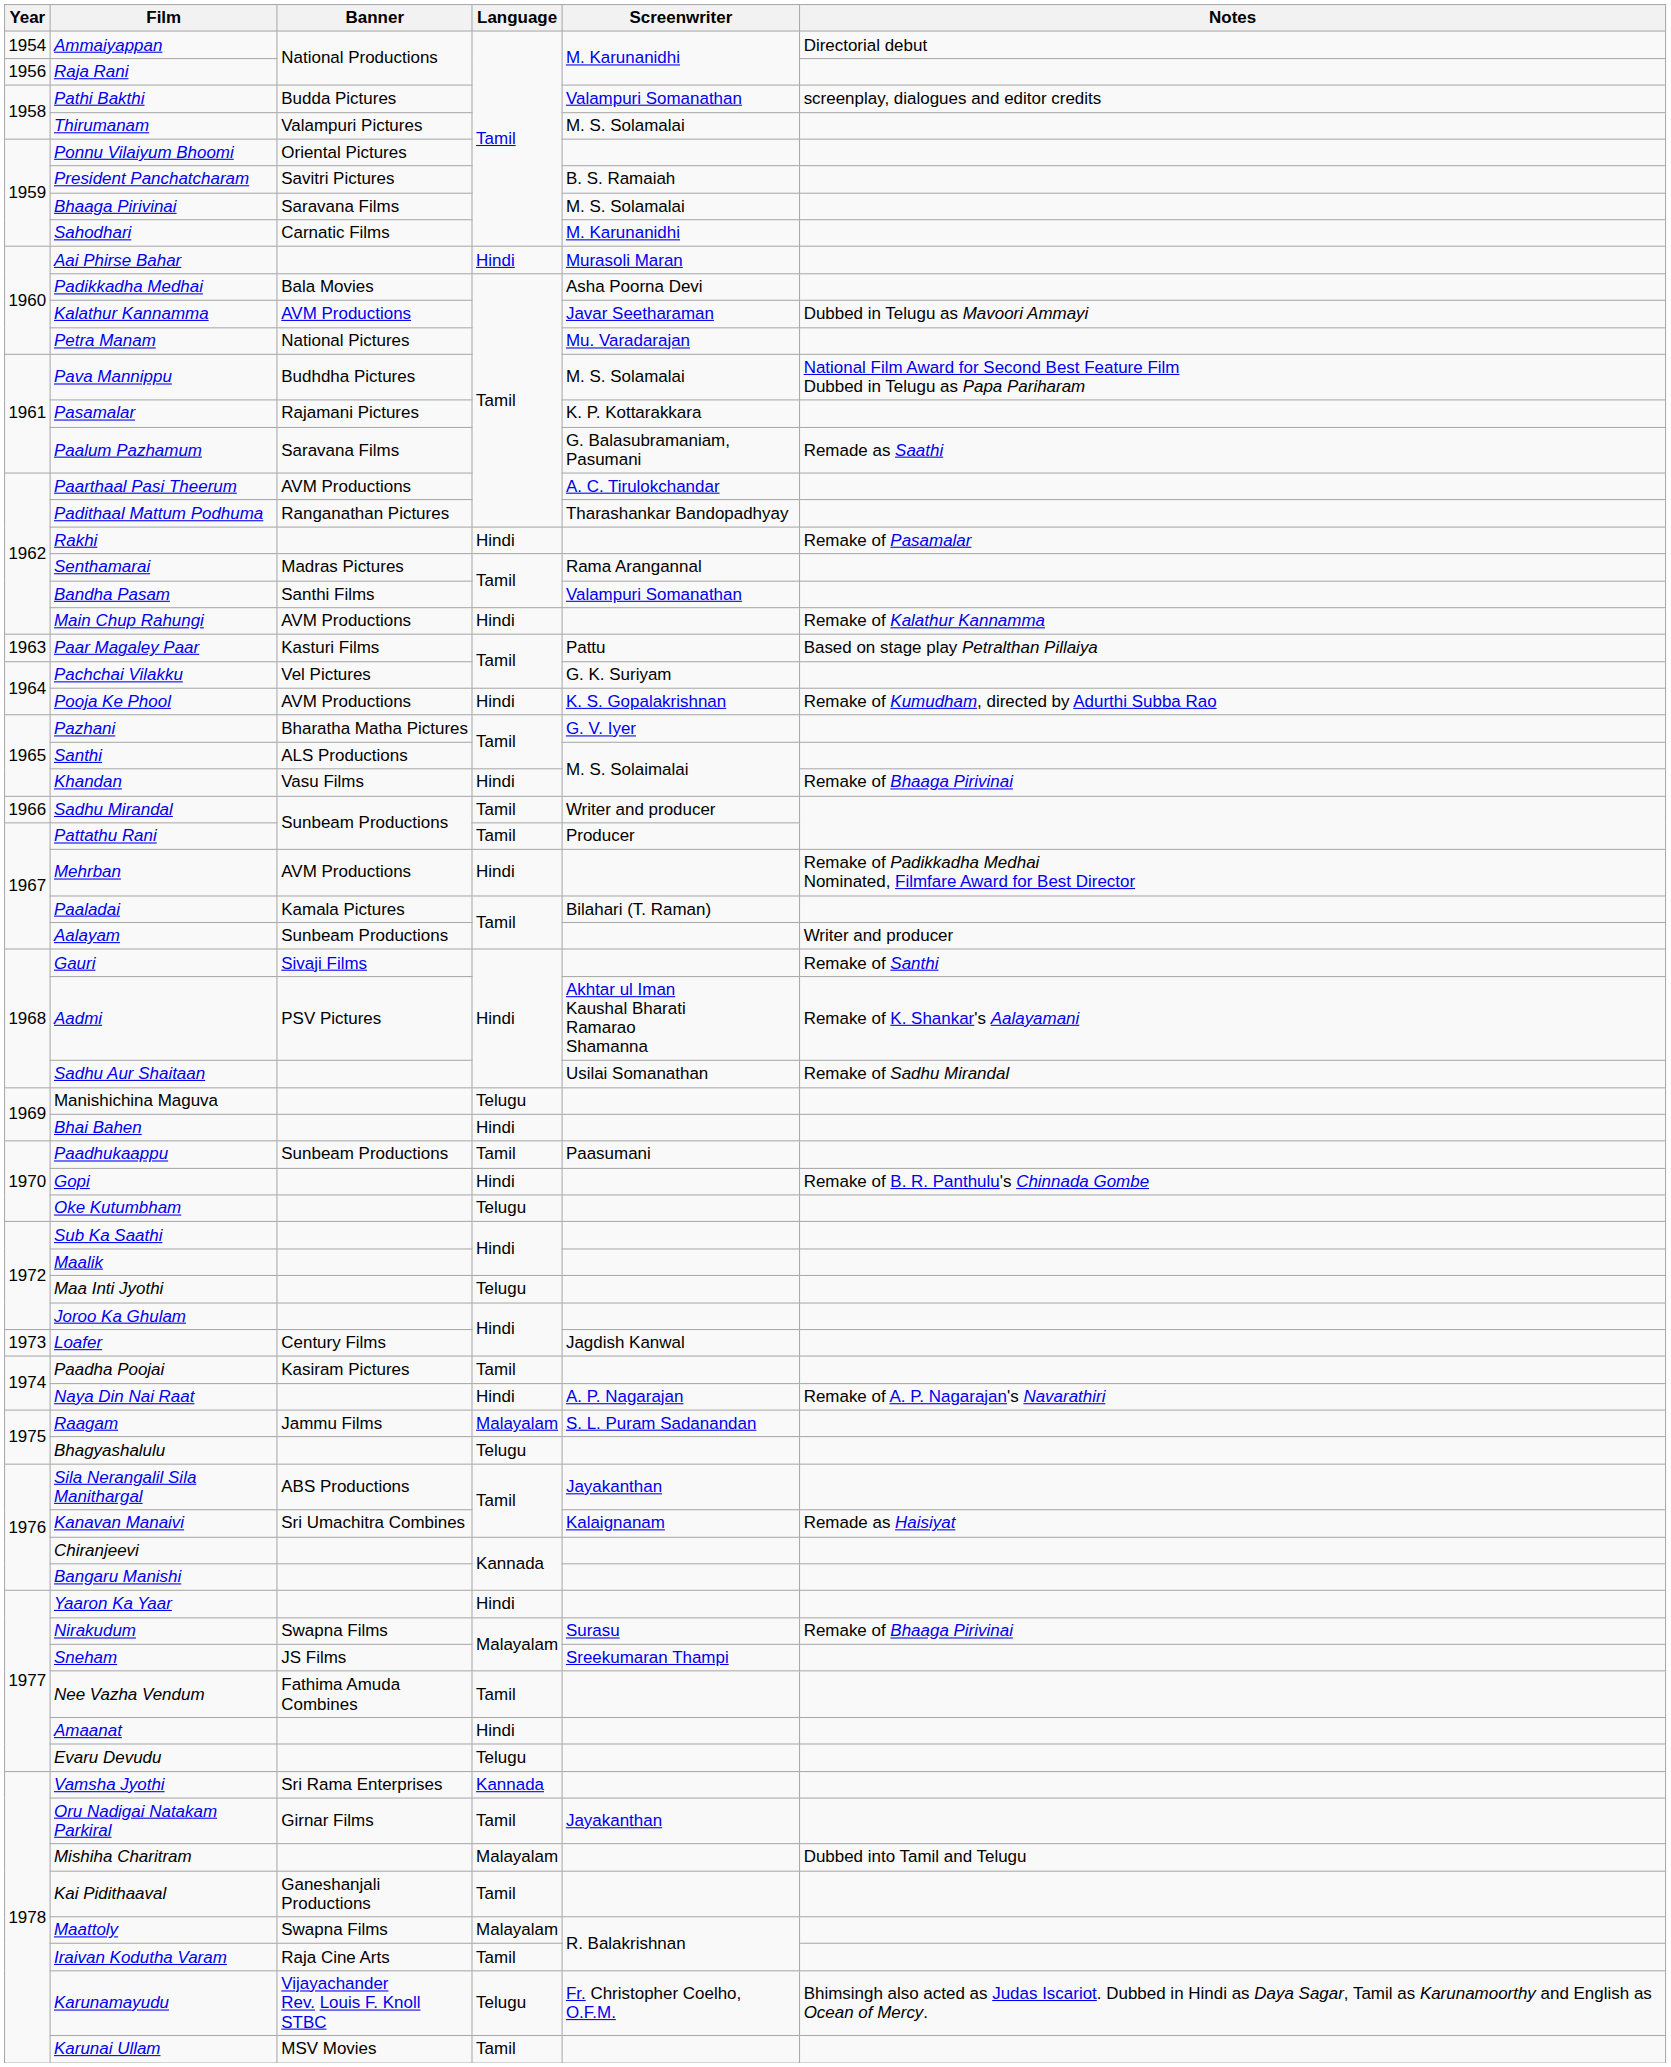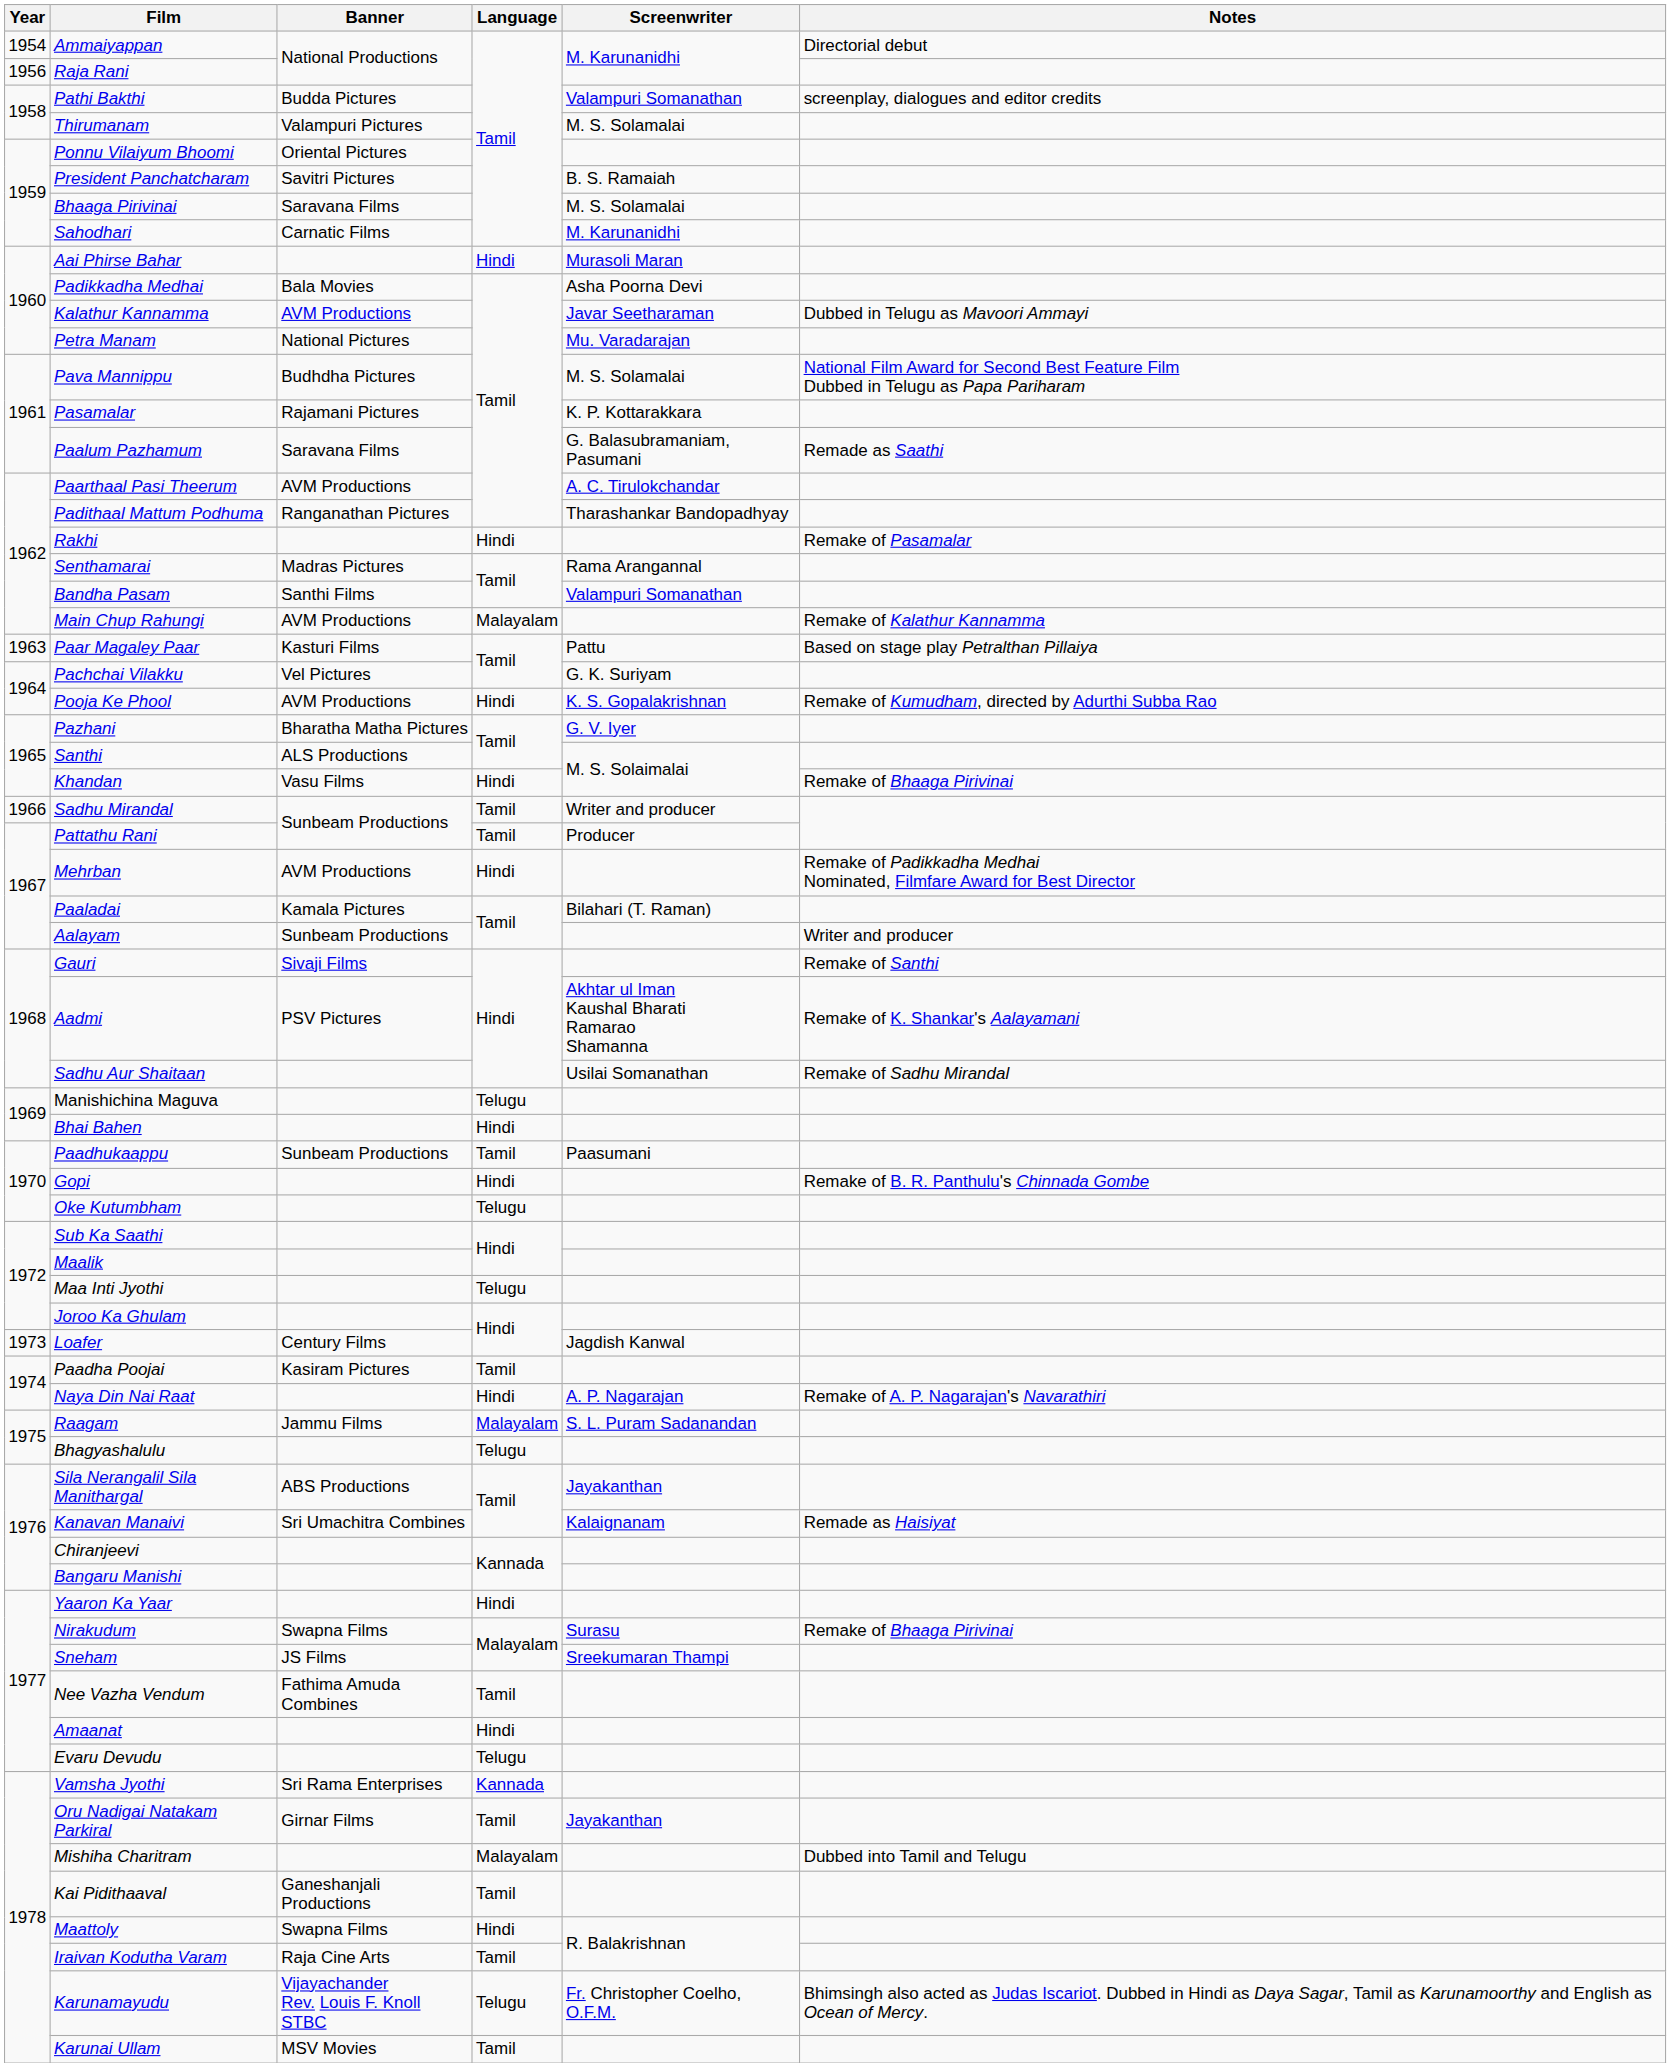(495, 620) Hindi -> (517, 620) Malayalam
(517, 1930) Malayalam -> (495, 1930) Hindi
